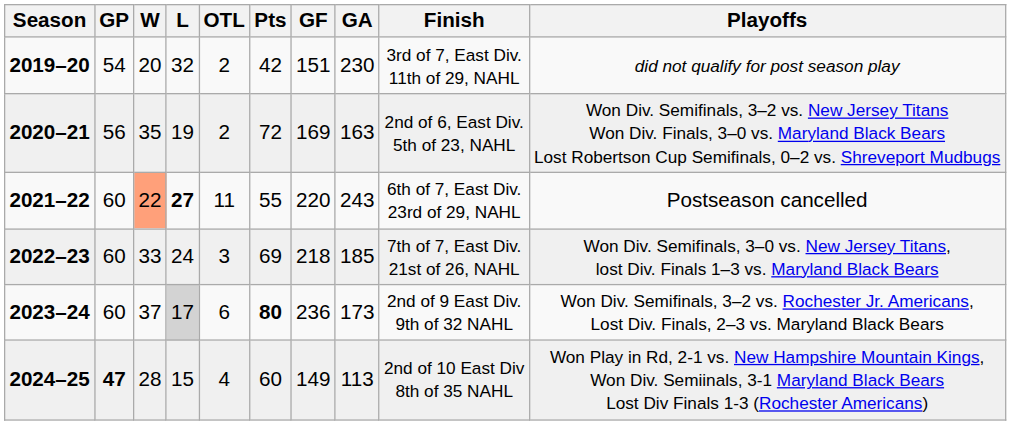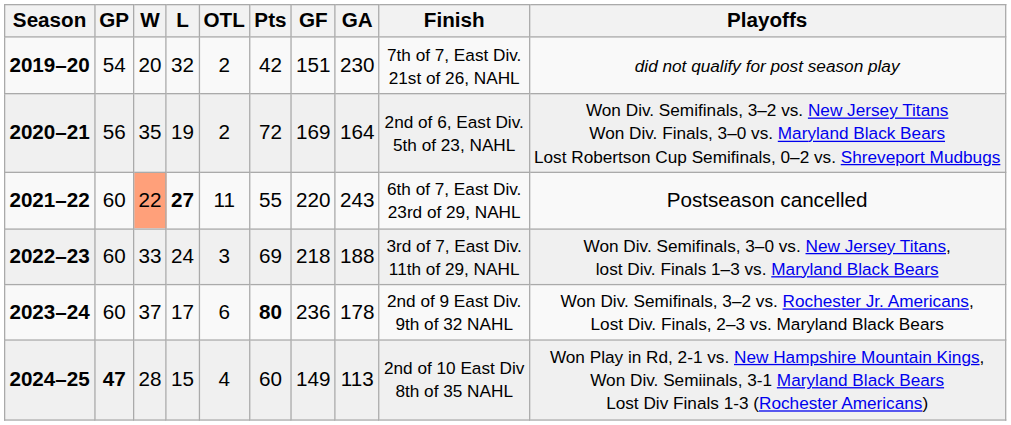(454, 66) 3rd of 7, East Div. 11th of 29, NAHL -> (454, 66) 7th of 7, East Div. 21st of 26, NAHL
(357, 132) 163 -> (357, 132) 164
(357, 256) 185 -> (357, 256) 188
(454, 257) 7th of 7, East Div. 21st of 26, NAHL -> (454, 257) 3rd of 7, East Div. 11th of 29, NAHL
(183, 312) lightgrey background -> (183, 312) no background
(357, 312) 173 -> (357, 312) 178
